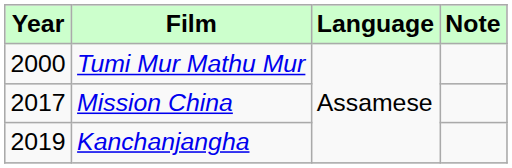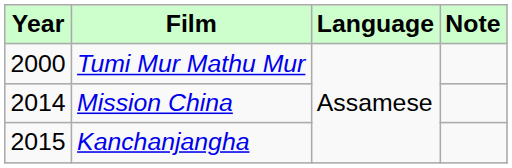(38, 102) 2017 -> (38, 102) 2014
(38, 142) 2019 -> (38, 142) 2015
